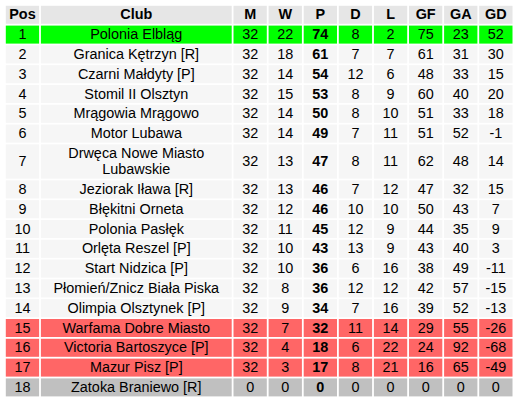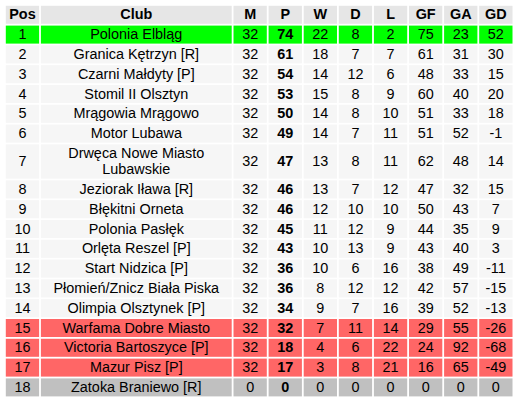columns swapped: (320, 14) <-> (285, 14)
